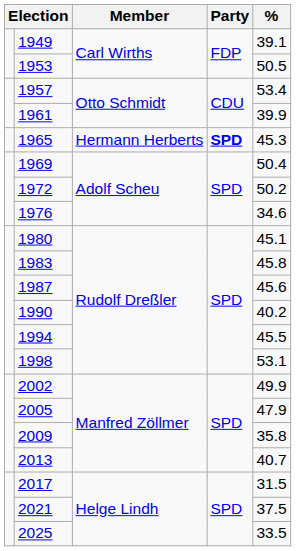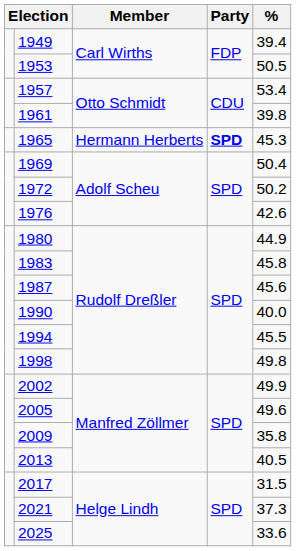(271, 41) 39.1 -> (271, 41) 39.4
(271, 115) 39.9 -> (271, 115) 39.8
(271, 213) 34.6 -> (271, 213) 42.6
(271, 238) 45.1 -> (271, 238) 44.9
(271, 312) 40.2 -> (271, 312) 40.0
(271, 361) 53.1 -> (271, 361) 49.8
(271, 410) 47.9 -> (271, 410) 49.6
(271, 459) 40.7 -> (271, 459) 40.5
(271, 509) 37.5 -> (271, 509) 37.3
(271, 533) 33.5 -> (271, 533) 33.6
